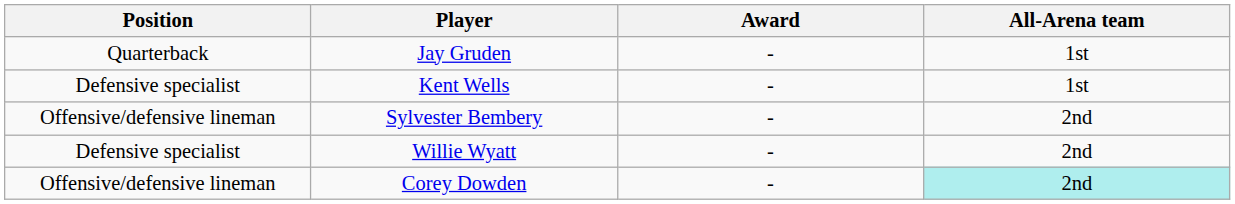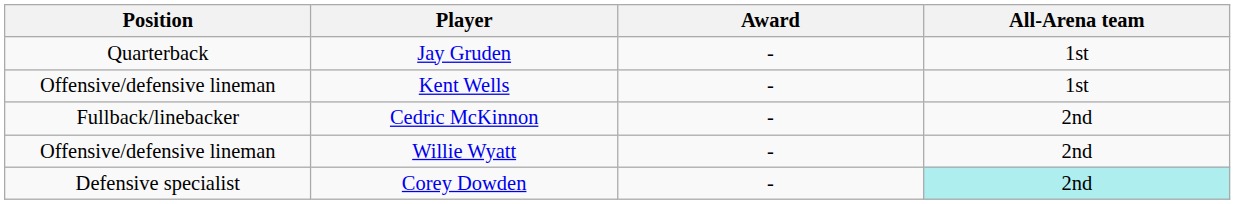(158, 85) Defensive specialist -> (158, 85) Offensive/defensive lineman
+ row: (464, 118)
- row: (464, 118)
(158, 150) Defensive specialist -> (158, 150) Offensive/defensive lineman
(158, 183) Offensive/defensive lineman -> (158, 183) Defensive specialist
